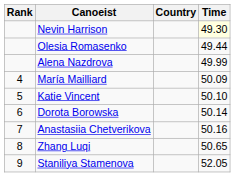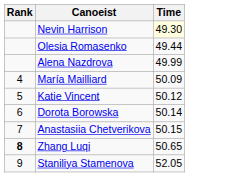- column: (176, 12)
(214, 96) 50.10 -> (169, 96) 50.12
(214, 130) 50.16 -> (169, 130) 50.15
(20, 146) normal -> (20, 146) bold
